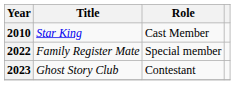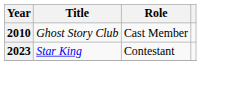(59, 32) Star King -> (77, 32) Ghost Story Club
- row: (19, 51)
(77, 70) Ghost Story Club -> (59, 51) Star King
